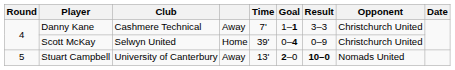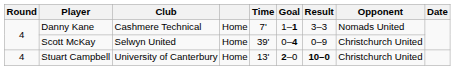(234, 27) Away -> (235, 27) Home
(380, 27) Christchurch United -> (371, 27) Nomads United
(22, 57) 5 -> (22, 57) 4
(234, 57) Away -> (235, 57) Home
(371, 57) Nomads United -> (380, 57) Christchurch United
